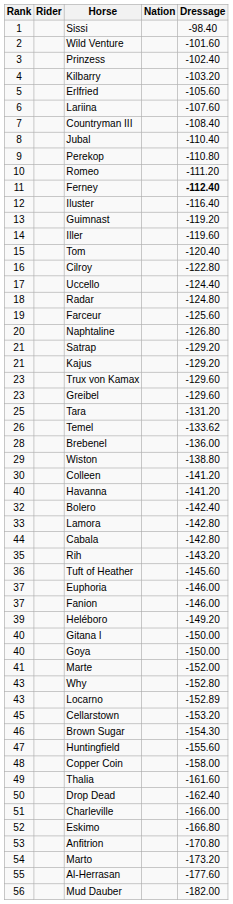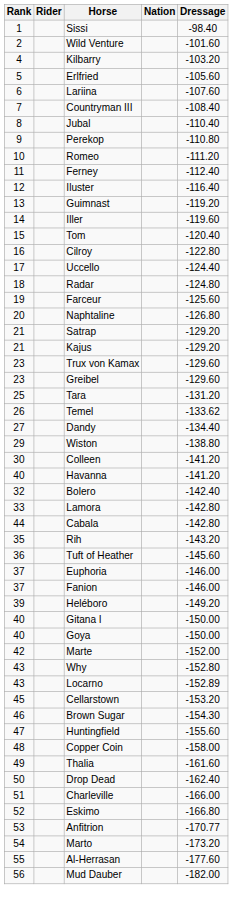- row: (86, 60)
(203, 188) bold -> (203, 172) normal
+ row: (81, 428)
- row: (87, 444)
(19, 667) 41 -> (19, 651) 42
(203, 843) -170.80 -> (203, 827) -170.77
